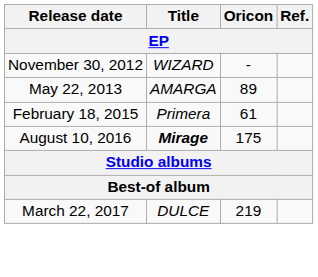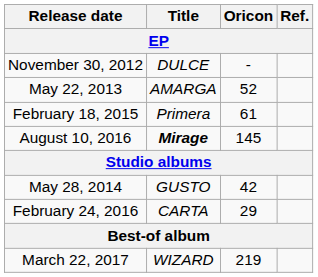(183, 65) WIZARD -> (183, 65) DULCE
(248, 89) 89 -> (248, 89) 52
(248, 138) 175 -> (248, 138) 145
+ row: (75, 187)
+ row: (75, 211)
(183, 211) DULCE -> (183, 260) WIZARD
